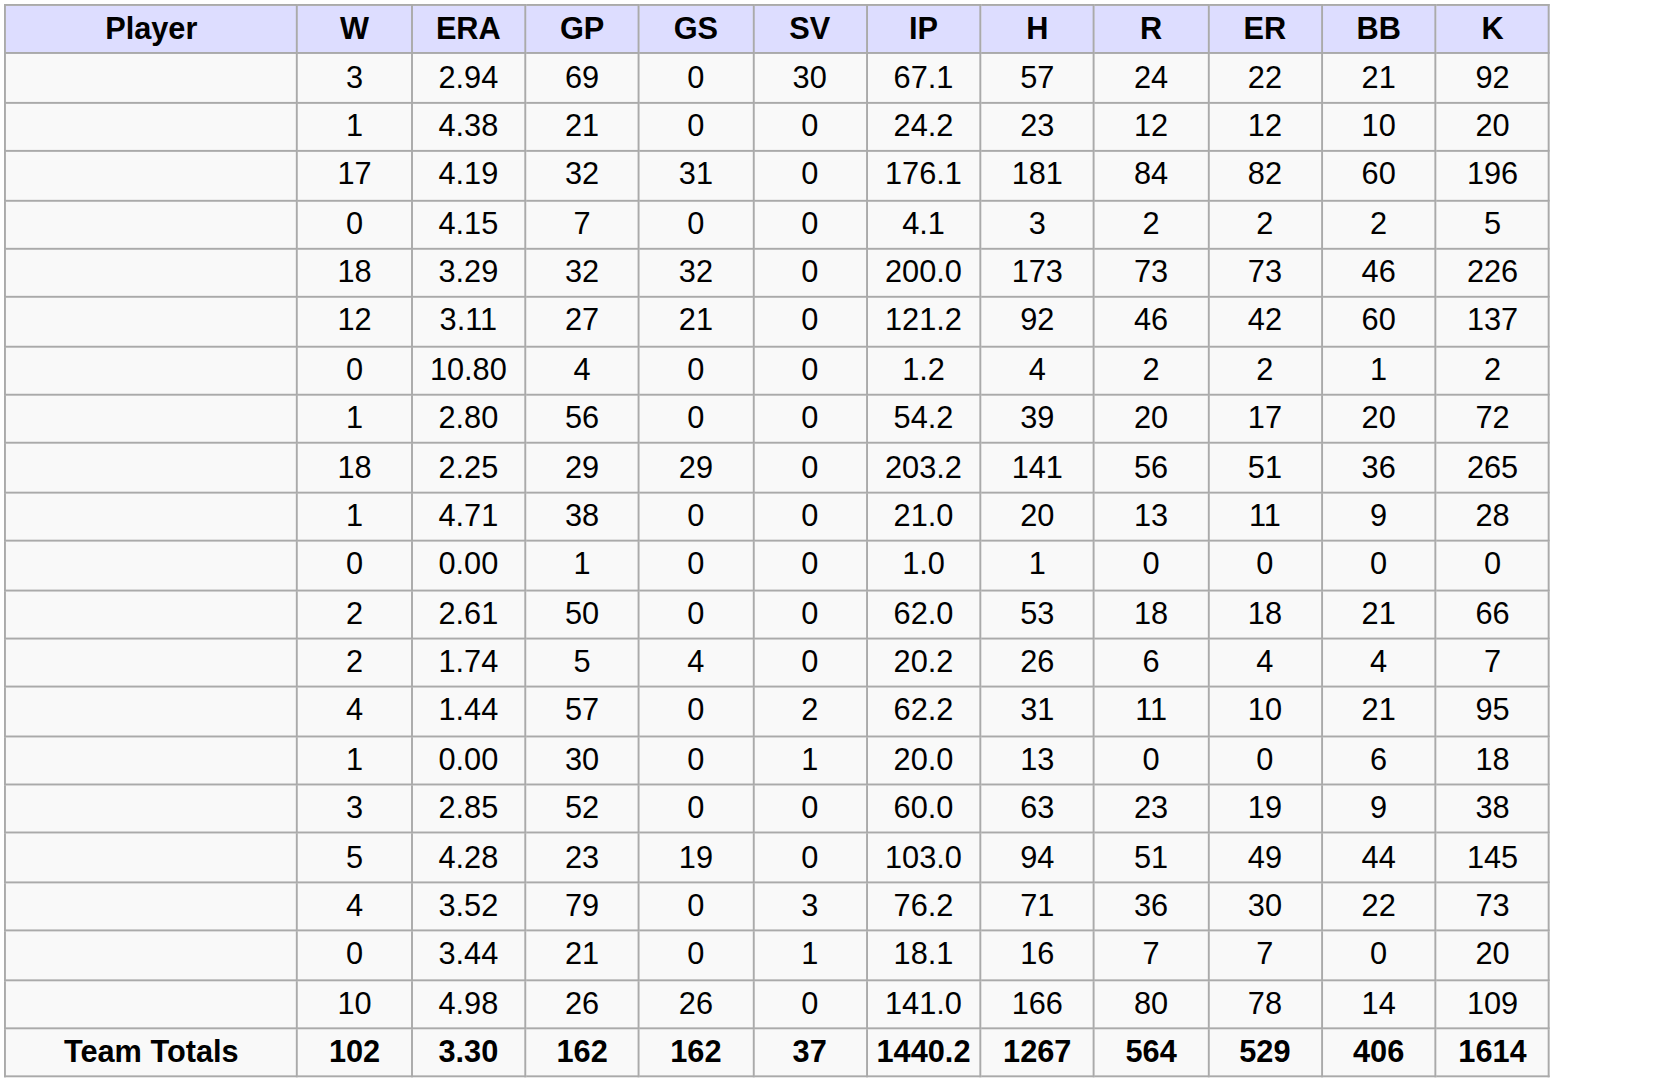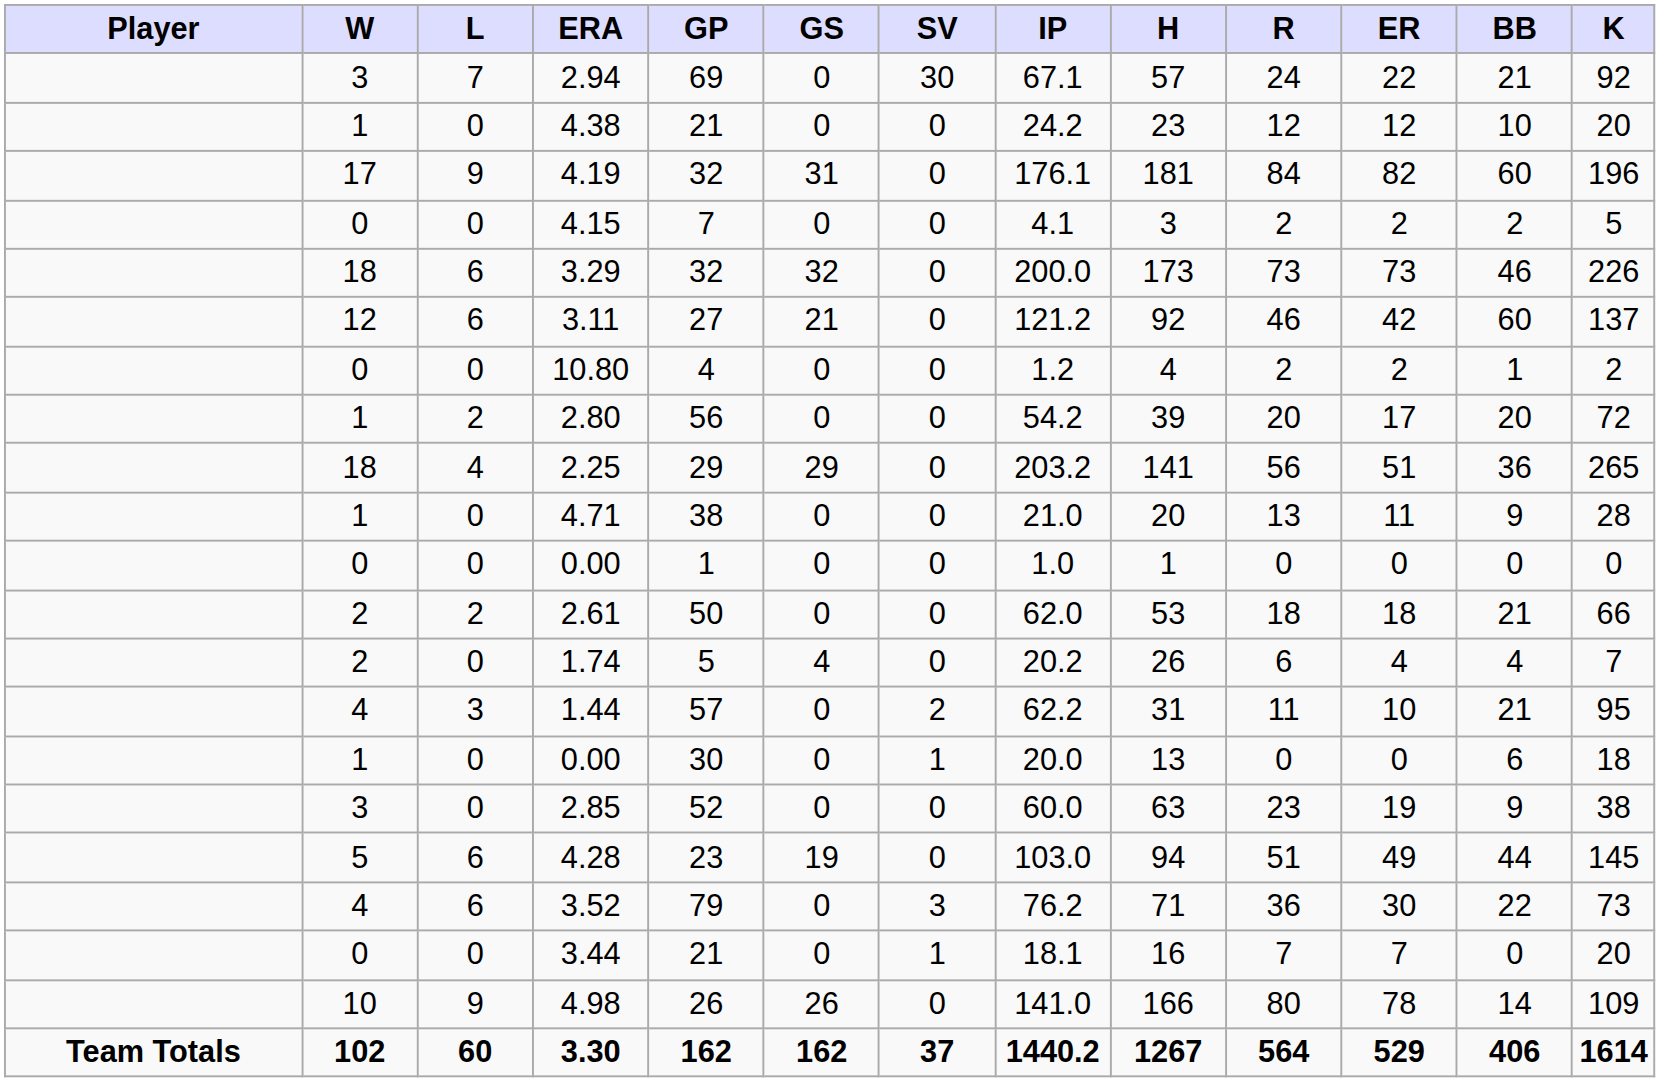+ column: (475, 28)
